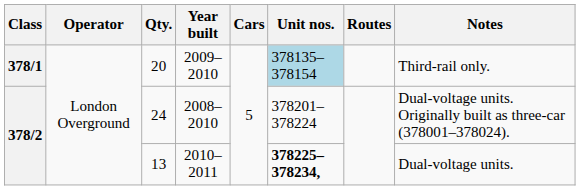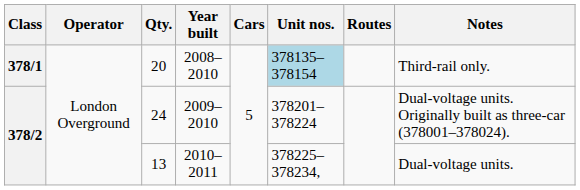(203, 65) 2009–2010 -> (203, 65) 2008–2010
(203, 114) 2008–2010 -> (203, 114) 2009–2010
(298, 164) bold -> (298, 164) normal
